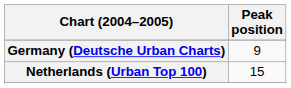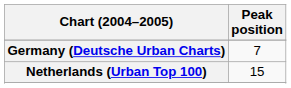(257, 51) 9 -> (257, 51) 7
